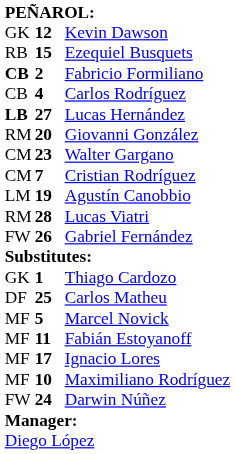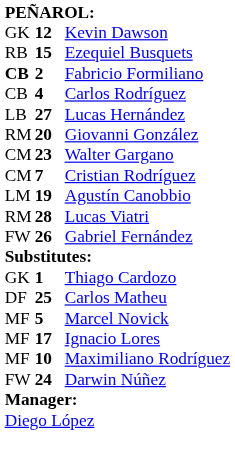(16, 114) bold -> (16, 114) normal
- row: (128, 338)
